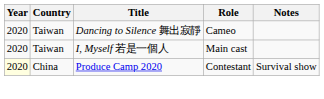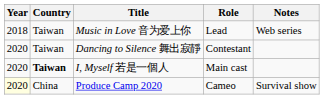+ row: (133, 30)
(221, 30) Cameo -> (228, 49) Contestant
(48, 49) normal -> (49, 68) bold
(228, 67) Contestant -> (221, 85) Cameo
